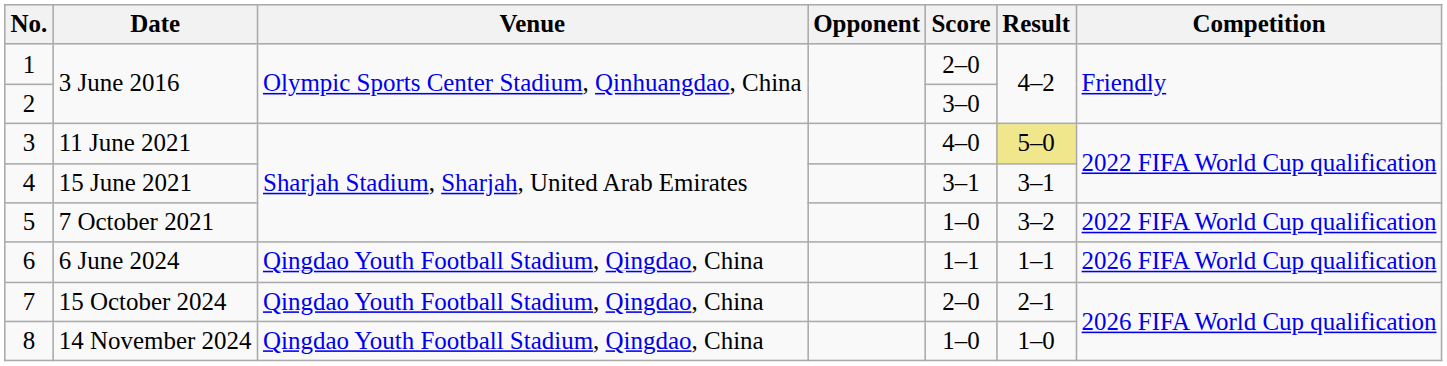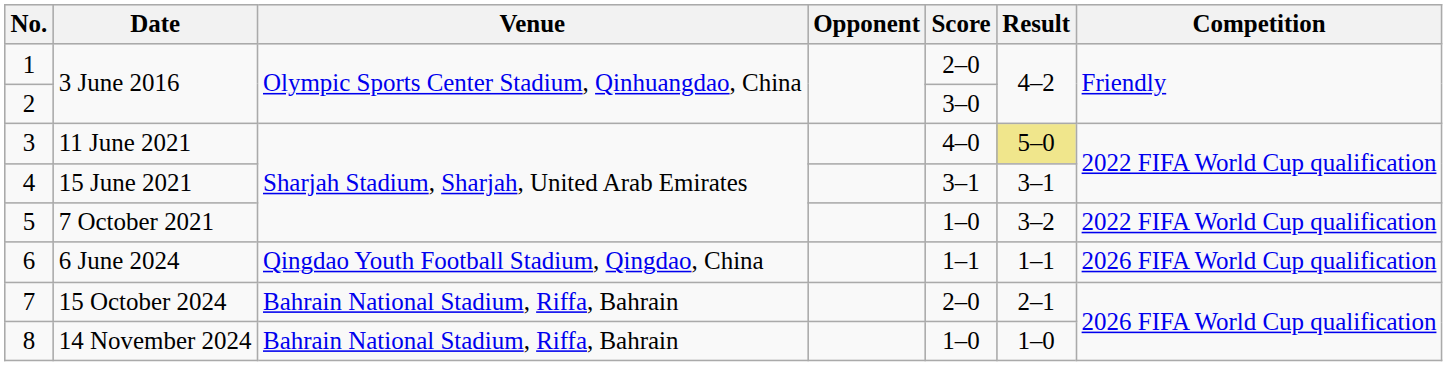(513, 301) Qingdao Youth Football Stadium, Qingdao, China -> (471, 301) Bahrain National Stadium, Riffa, Bahrain
(513, 340) Qingdao Youth Football Stadium, Qingdao, China -> (471, 340) Bahrain National Stadium, Riffa, Bahrain
